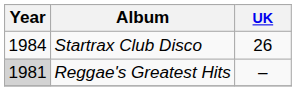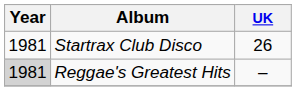(28, 45) 1984 -> (28, 45) 1981
